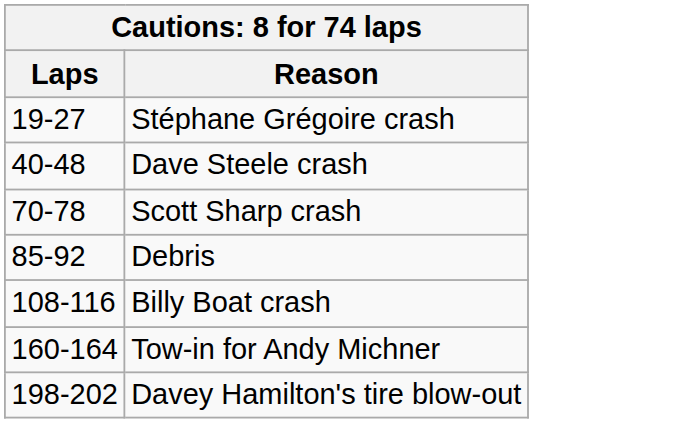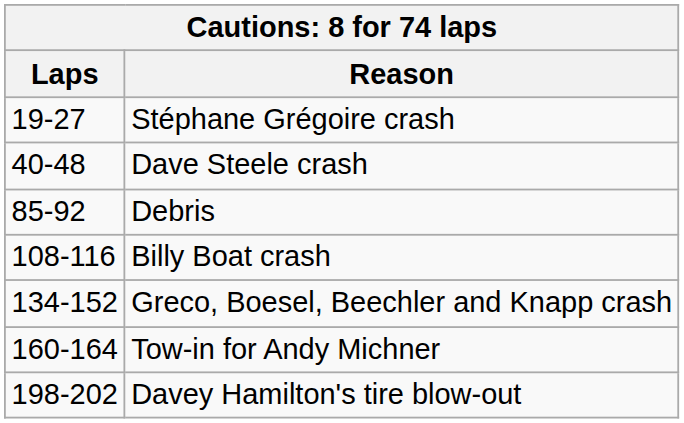- row: (246, 211)
+ row: (402, 303)
